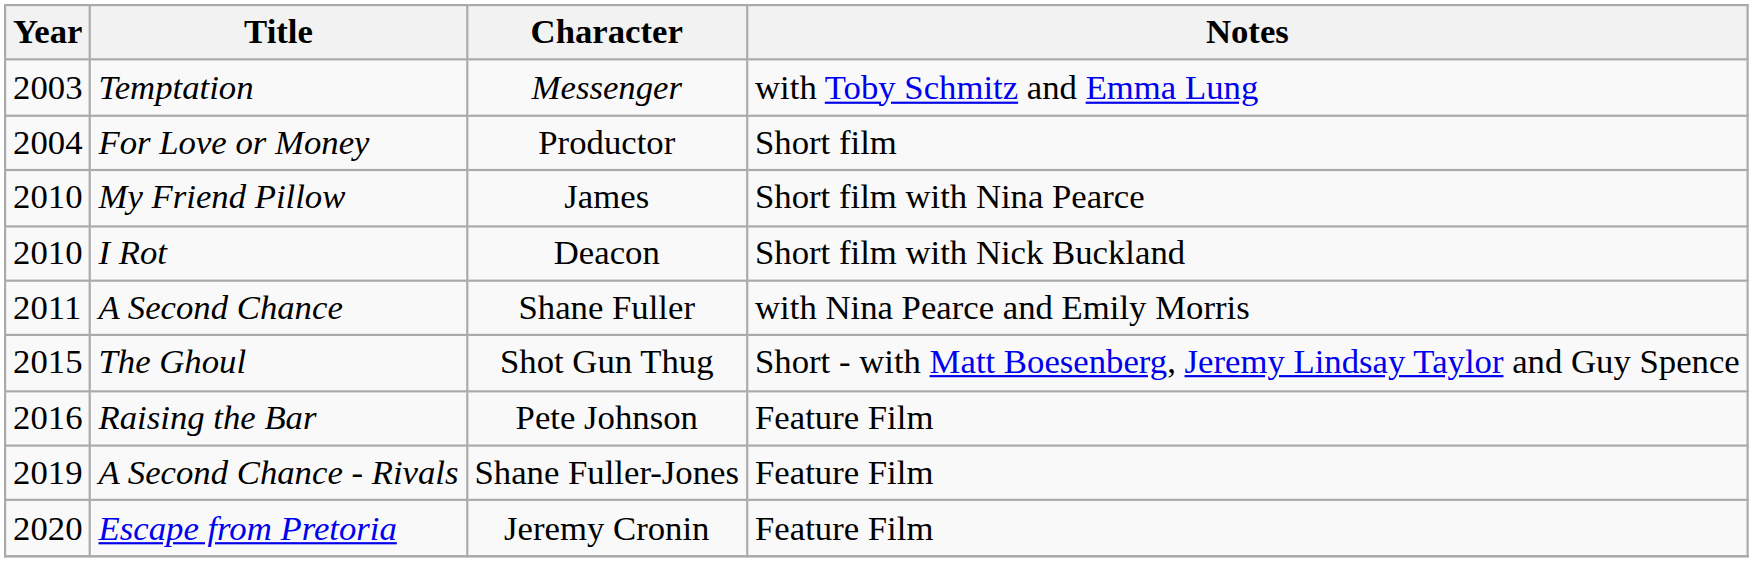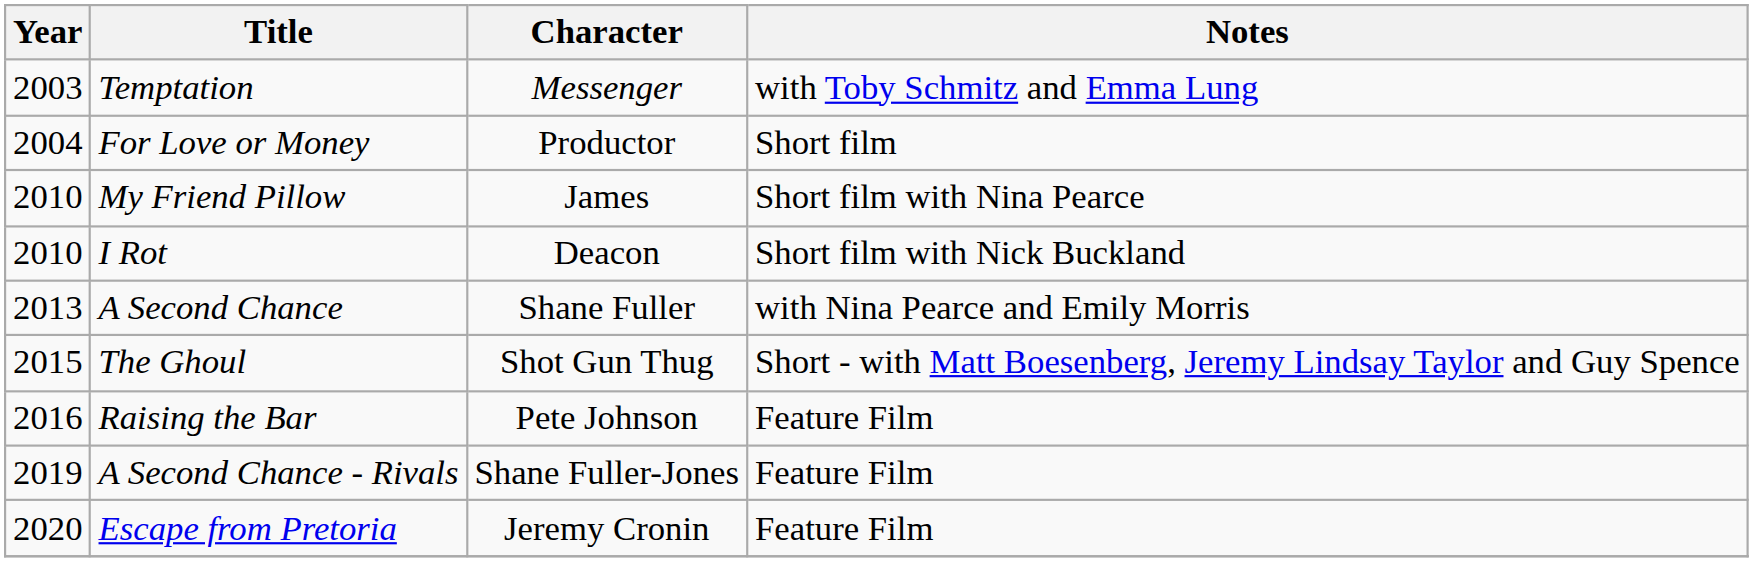(47, 307) 2011 -> (48, 307) 2013
